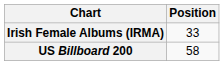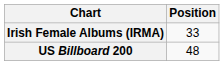(193, 51) 58 -> (193, 51) 48
